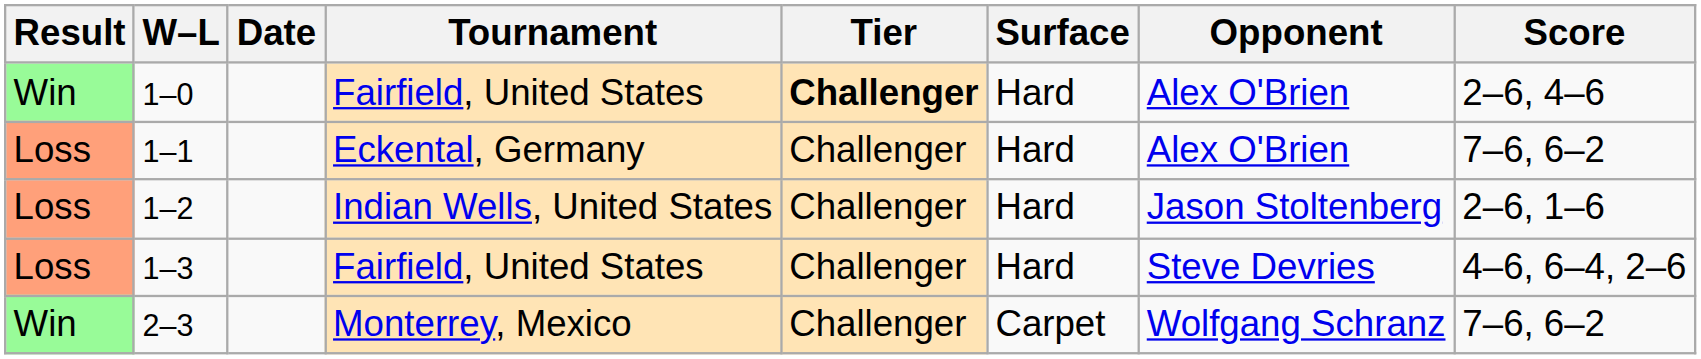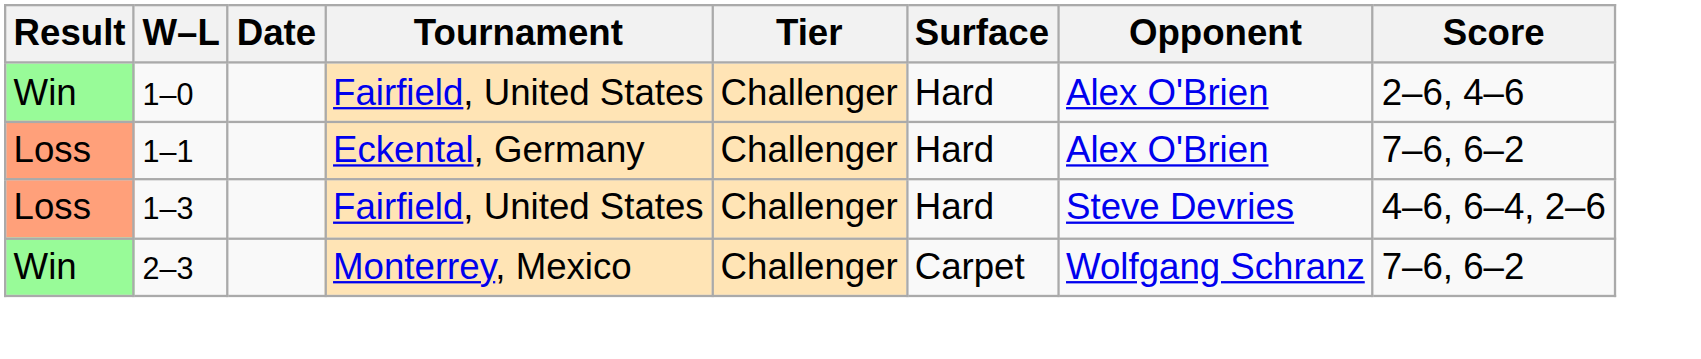(884, 91) bold -> (809, 91) normal
- row: (168, 210)
